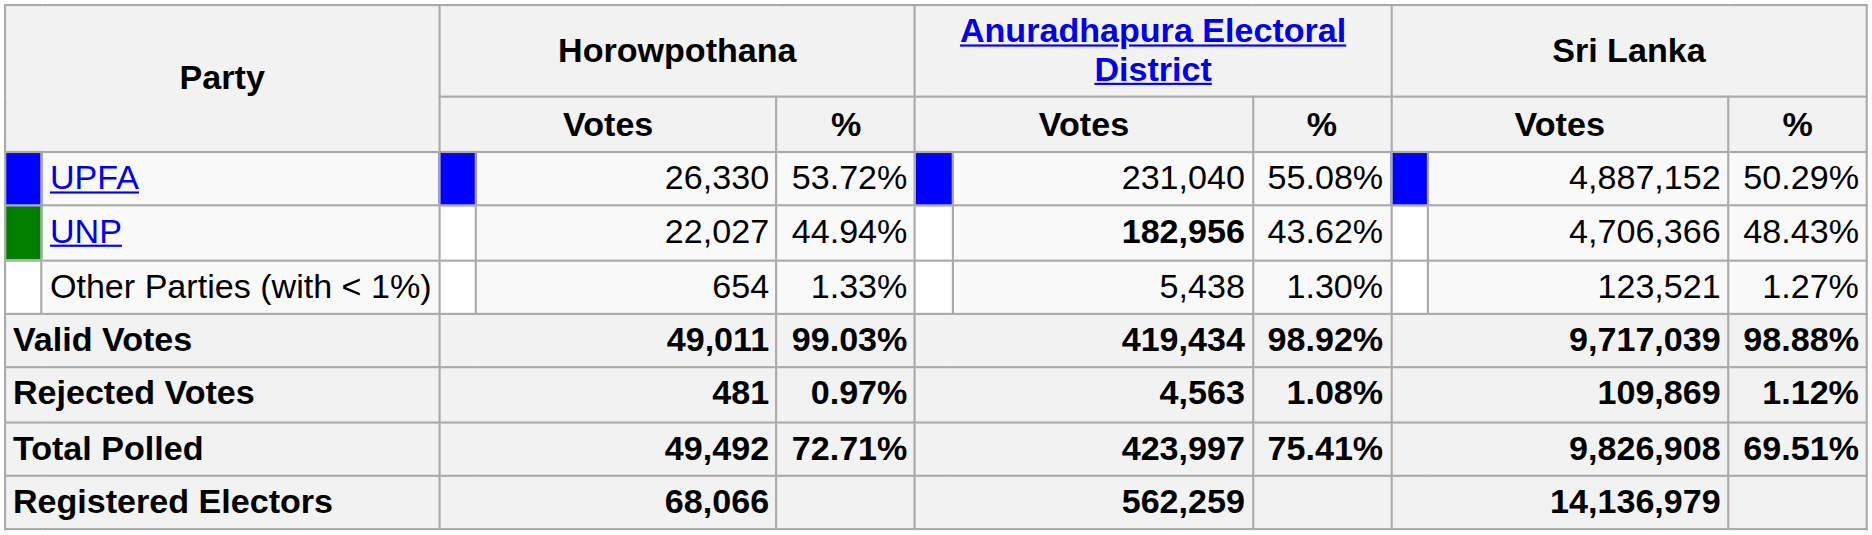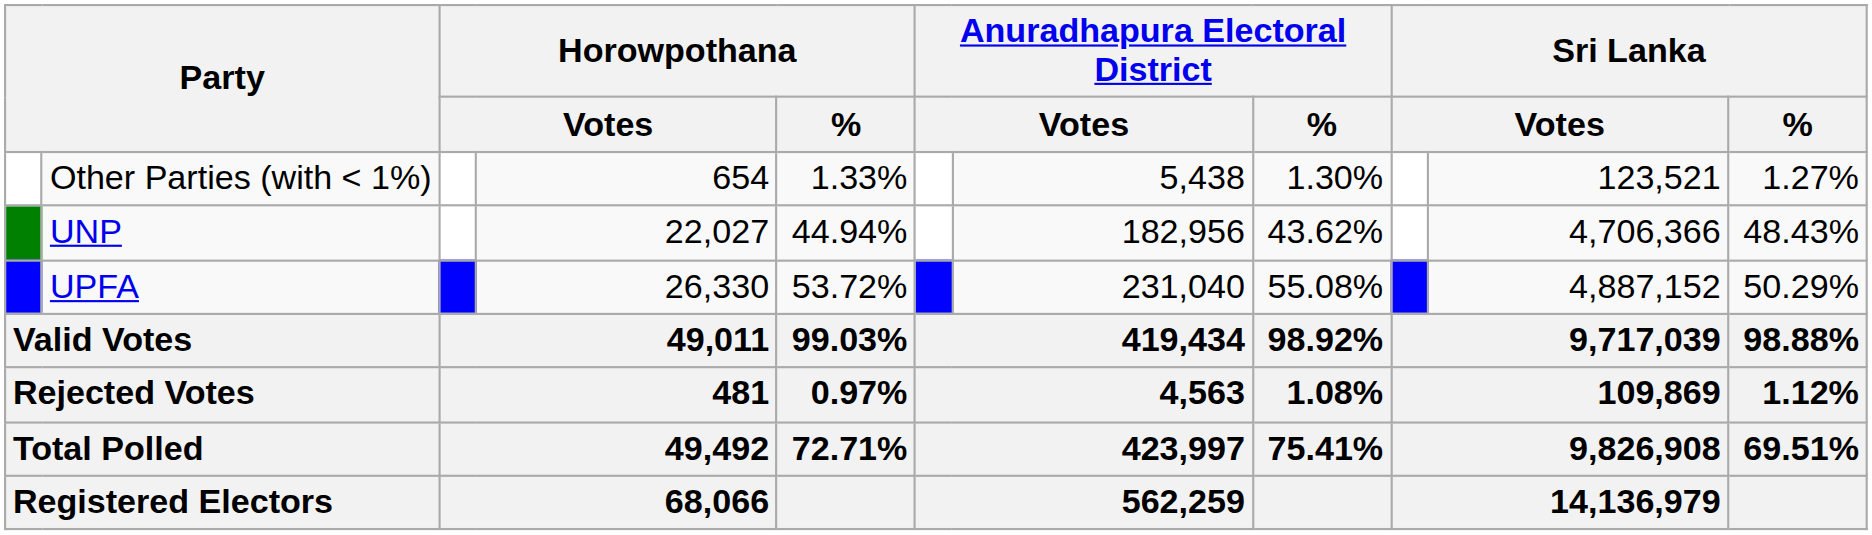rows swapped: (94, 177) <-> (241, 286)
(1183, 232) bold -> (1183, 232) normal
